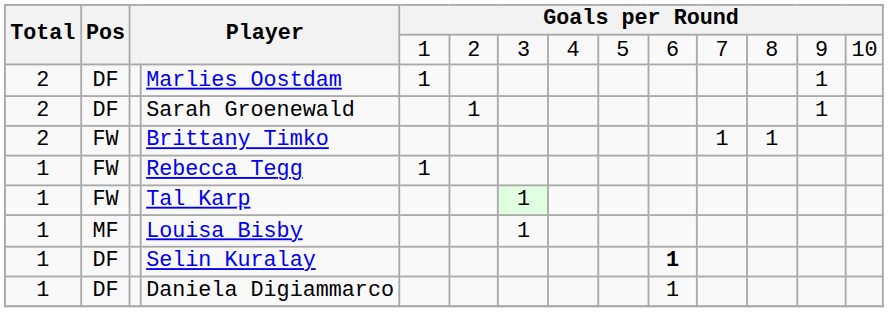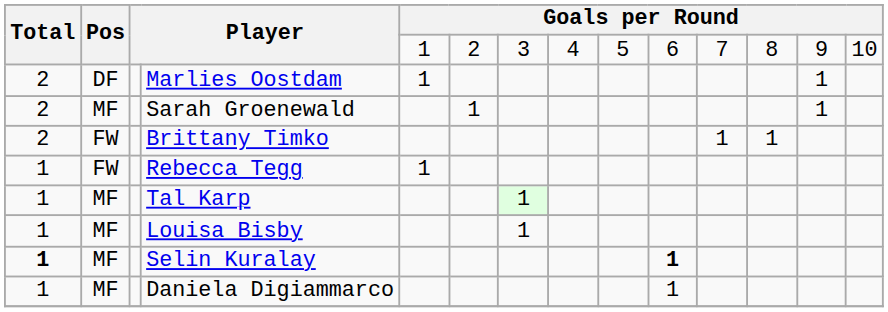(106, 110) DF -> (106, 110) MF
(106, 200) FW -> (106, 200) MF
(43, 260) normal -> (43, 260) bold
(106, 260) DF -> (106, 260) MF
(106, 290) DF -> (106, 290) MF
